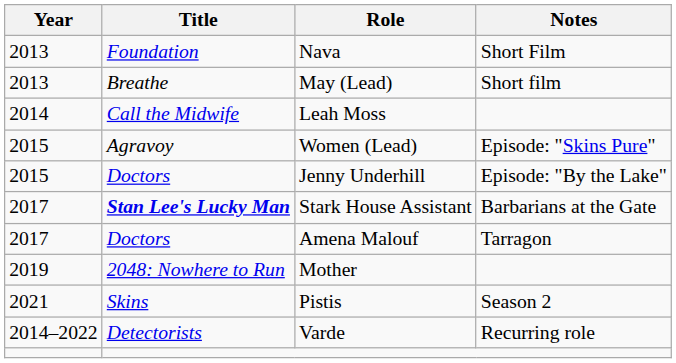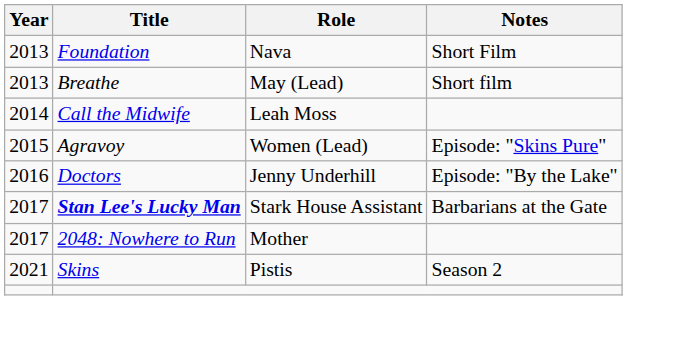(29, 176) 2015 -> (29, 176) 2016
- row: (359, 238)
(29, 269) 2019 -> (29, 238) 2017
- row: (322, 332)
